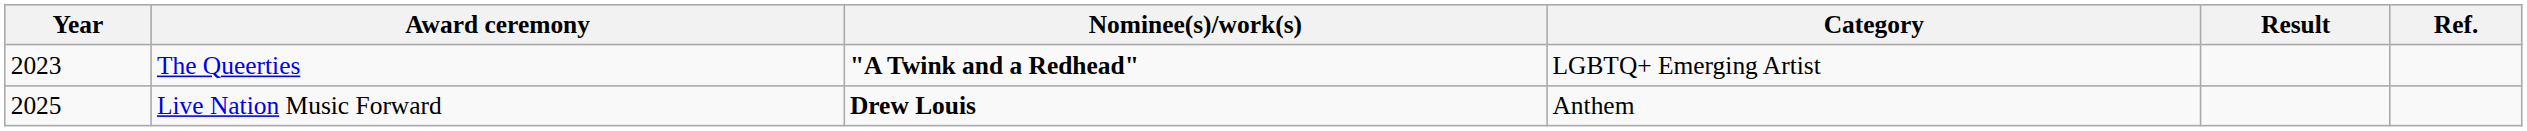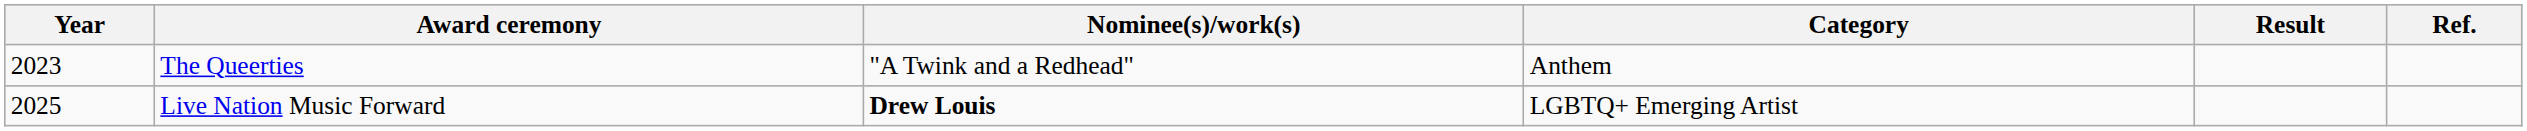(994, 65) bold -> (1002, 65) normal
(1687, 65) LGBTQ+ Emerging Artist -> (1571, 65) Anthem
(1593, 105) Anthem -> (1664, 105) LGBTQ+ Emerging Artist
